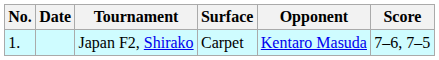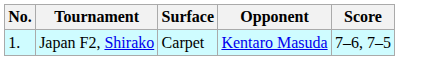- column: (55, 17)
